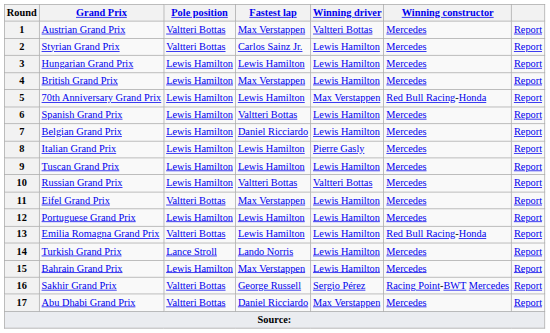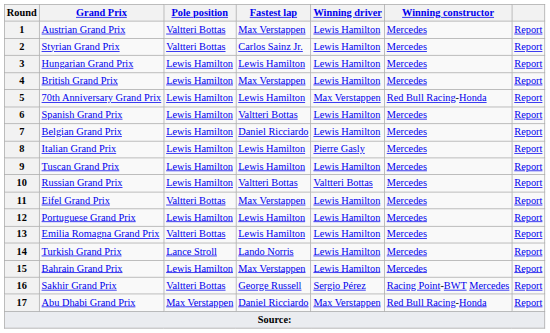(343, 29) Valtteri Bottas -> (347, 29) Lewis Hamilton
(436, 234) Red Bull Racing-Honda -> (407, 234) Mercedes
(196, 302) Valtteri Bottas -> (200, 302) Max Verstappen
(406, 302) Mercedes -> (437, 302) Red Bull Racing-Honda
